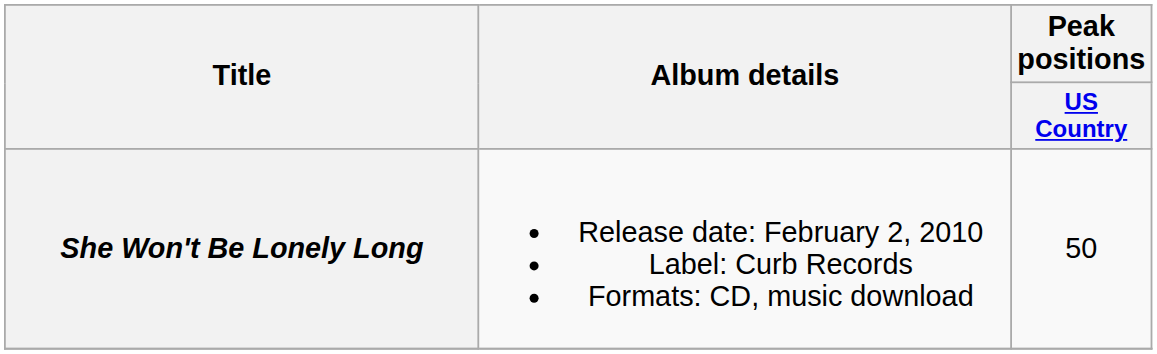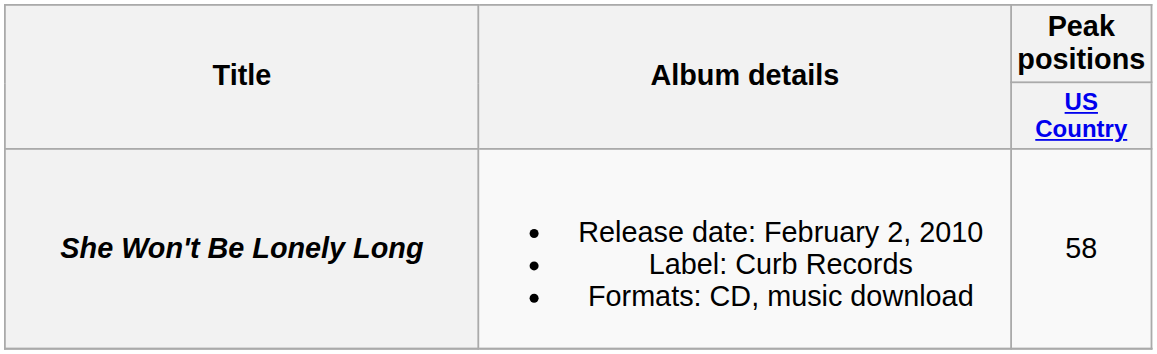(1081, 248) 50 -> (1081, 248) 58
